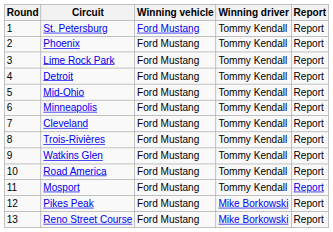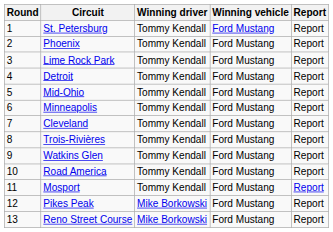columns swapped: (254, 13) <-> (175, 13)
